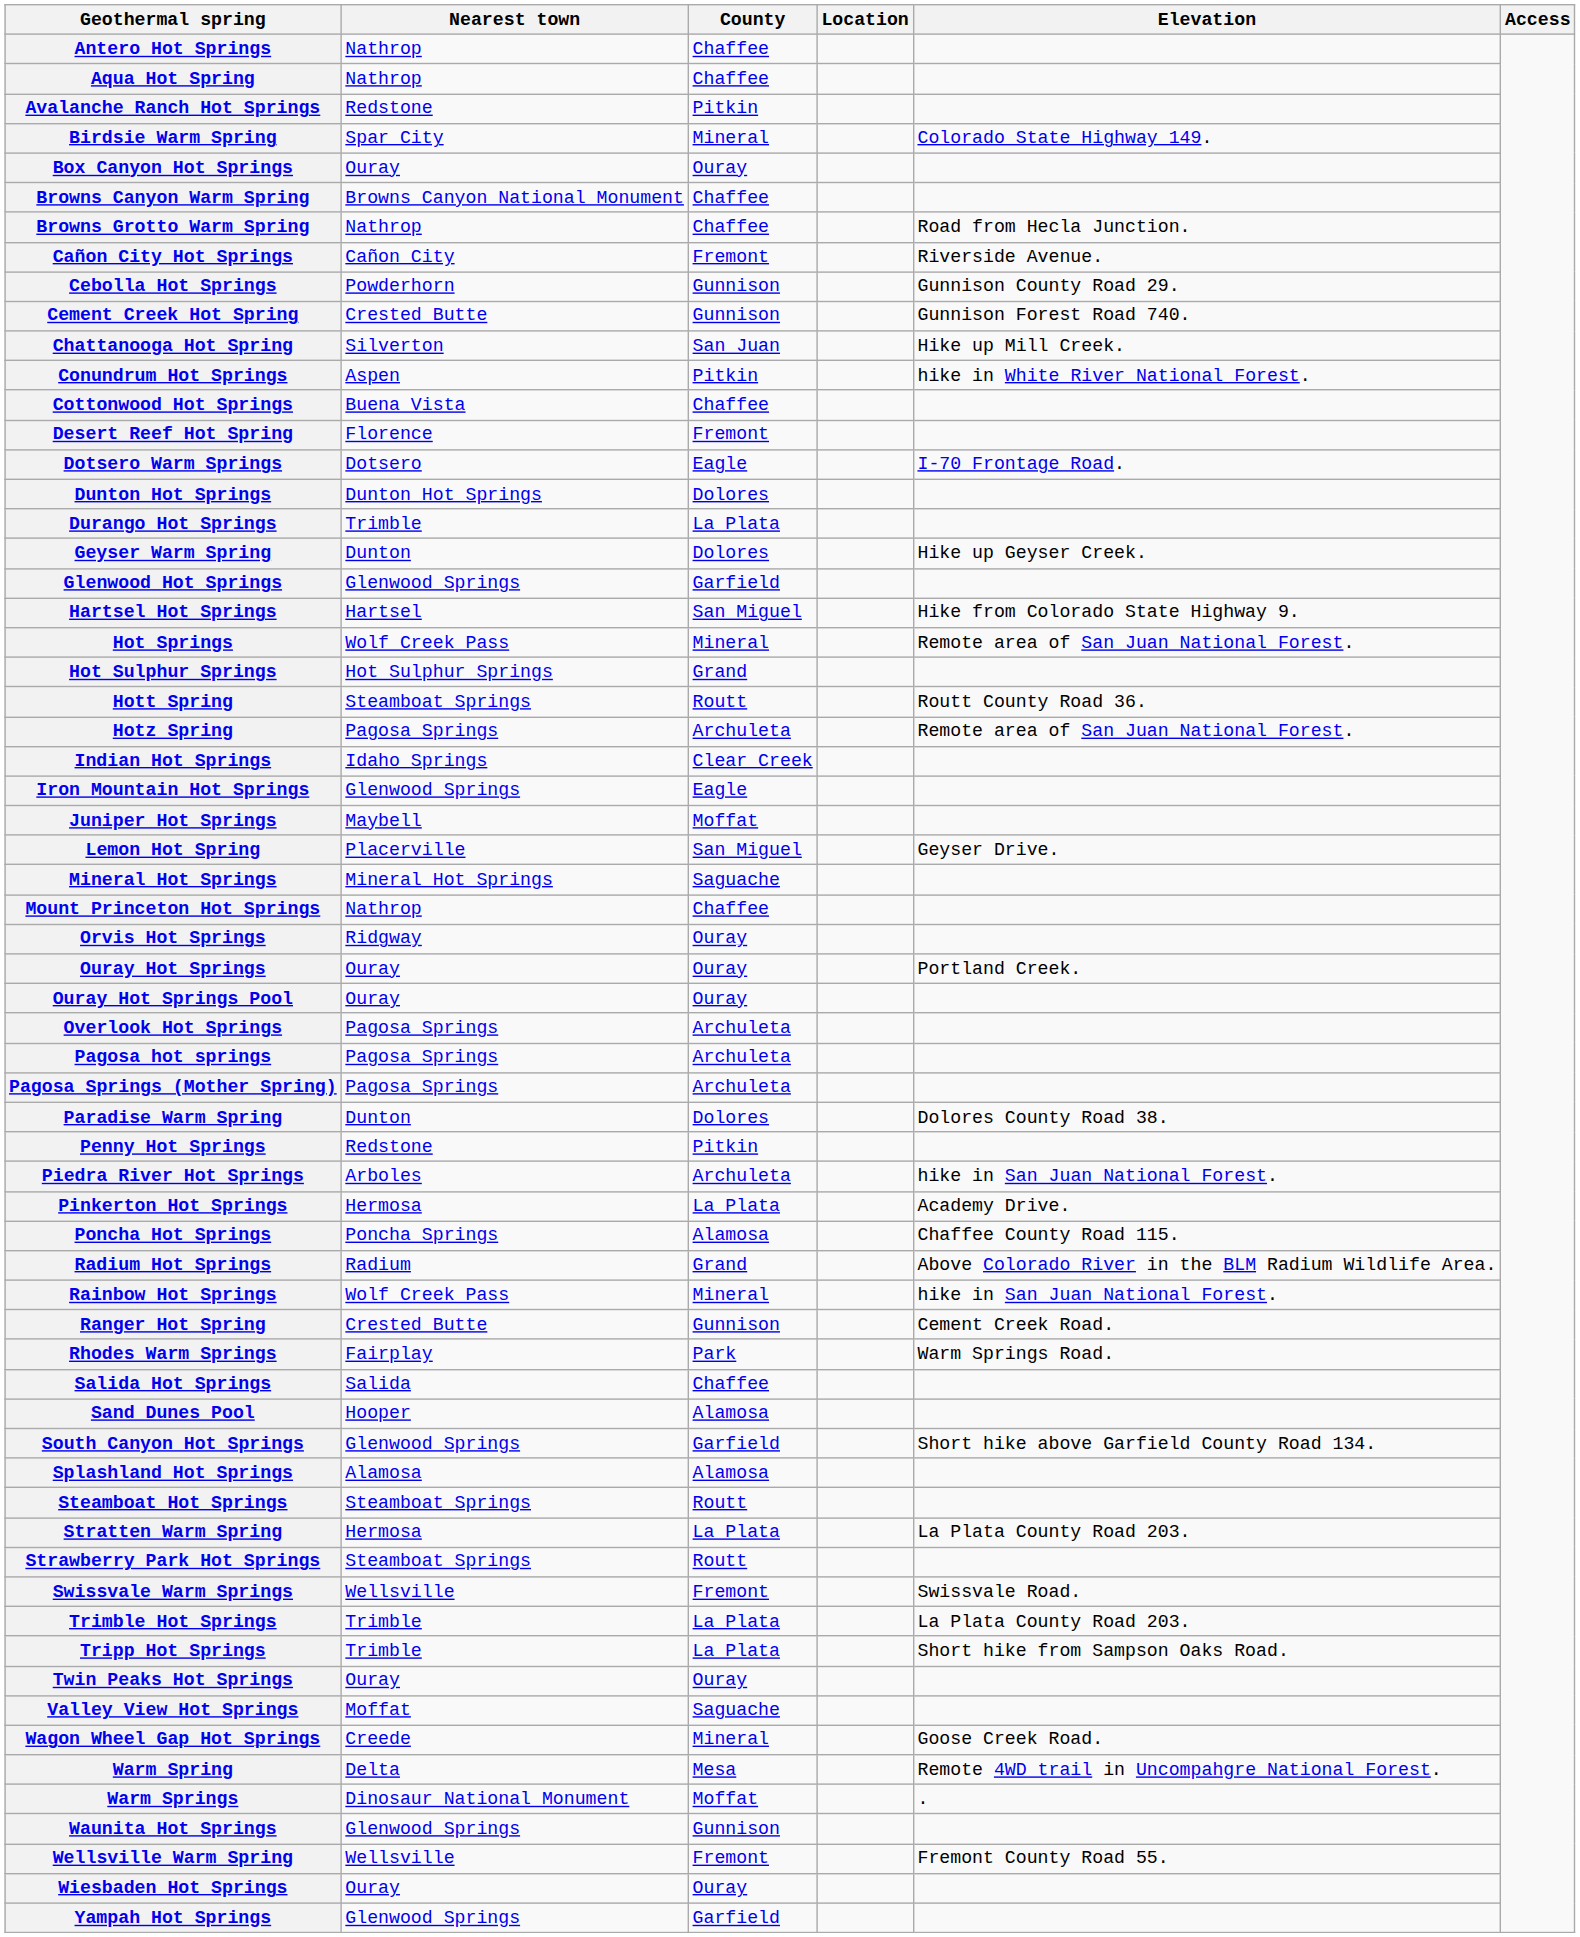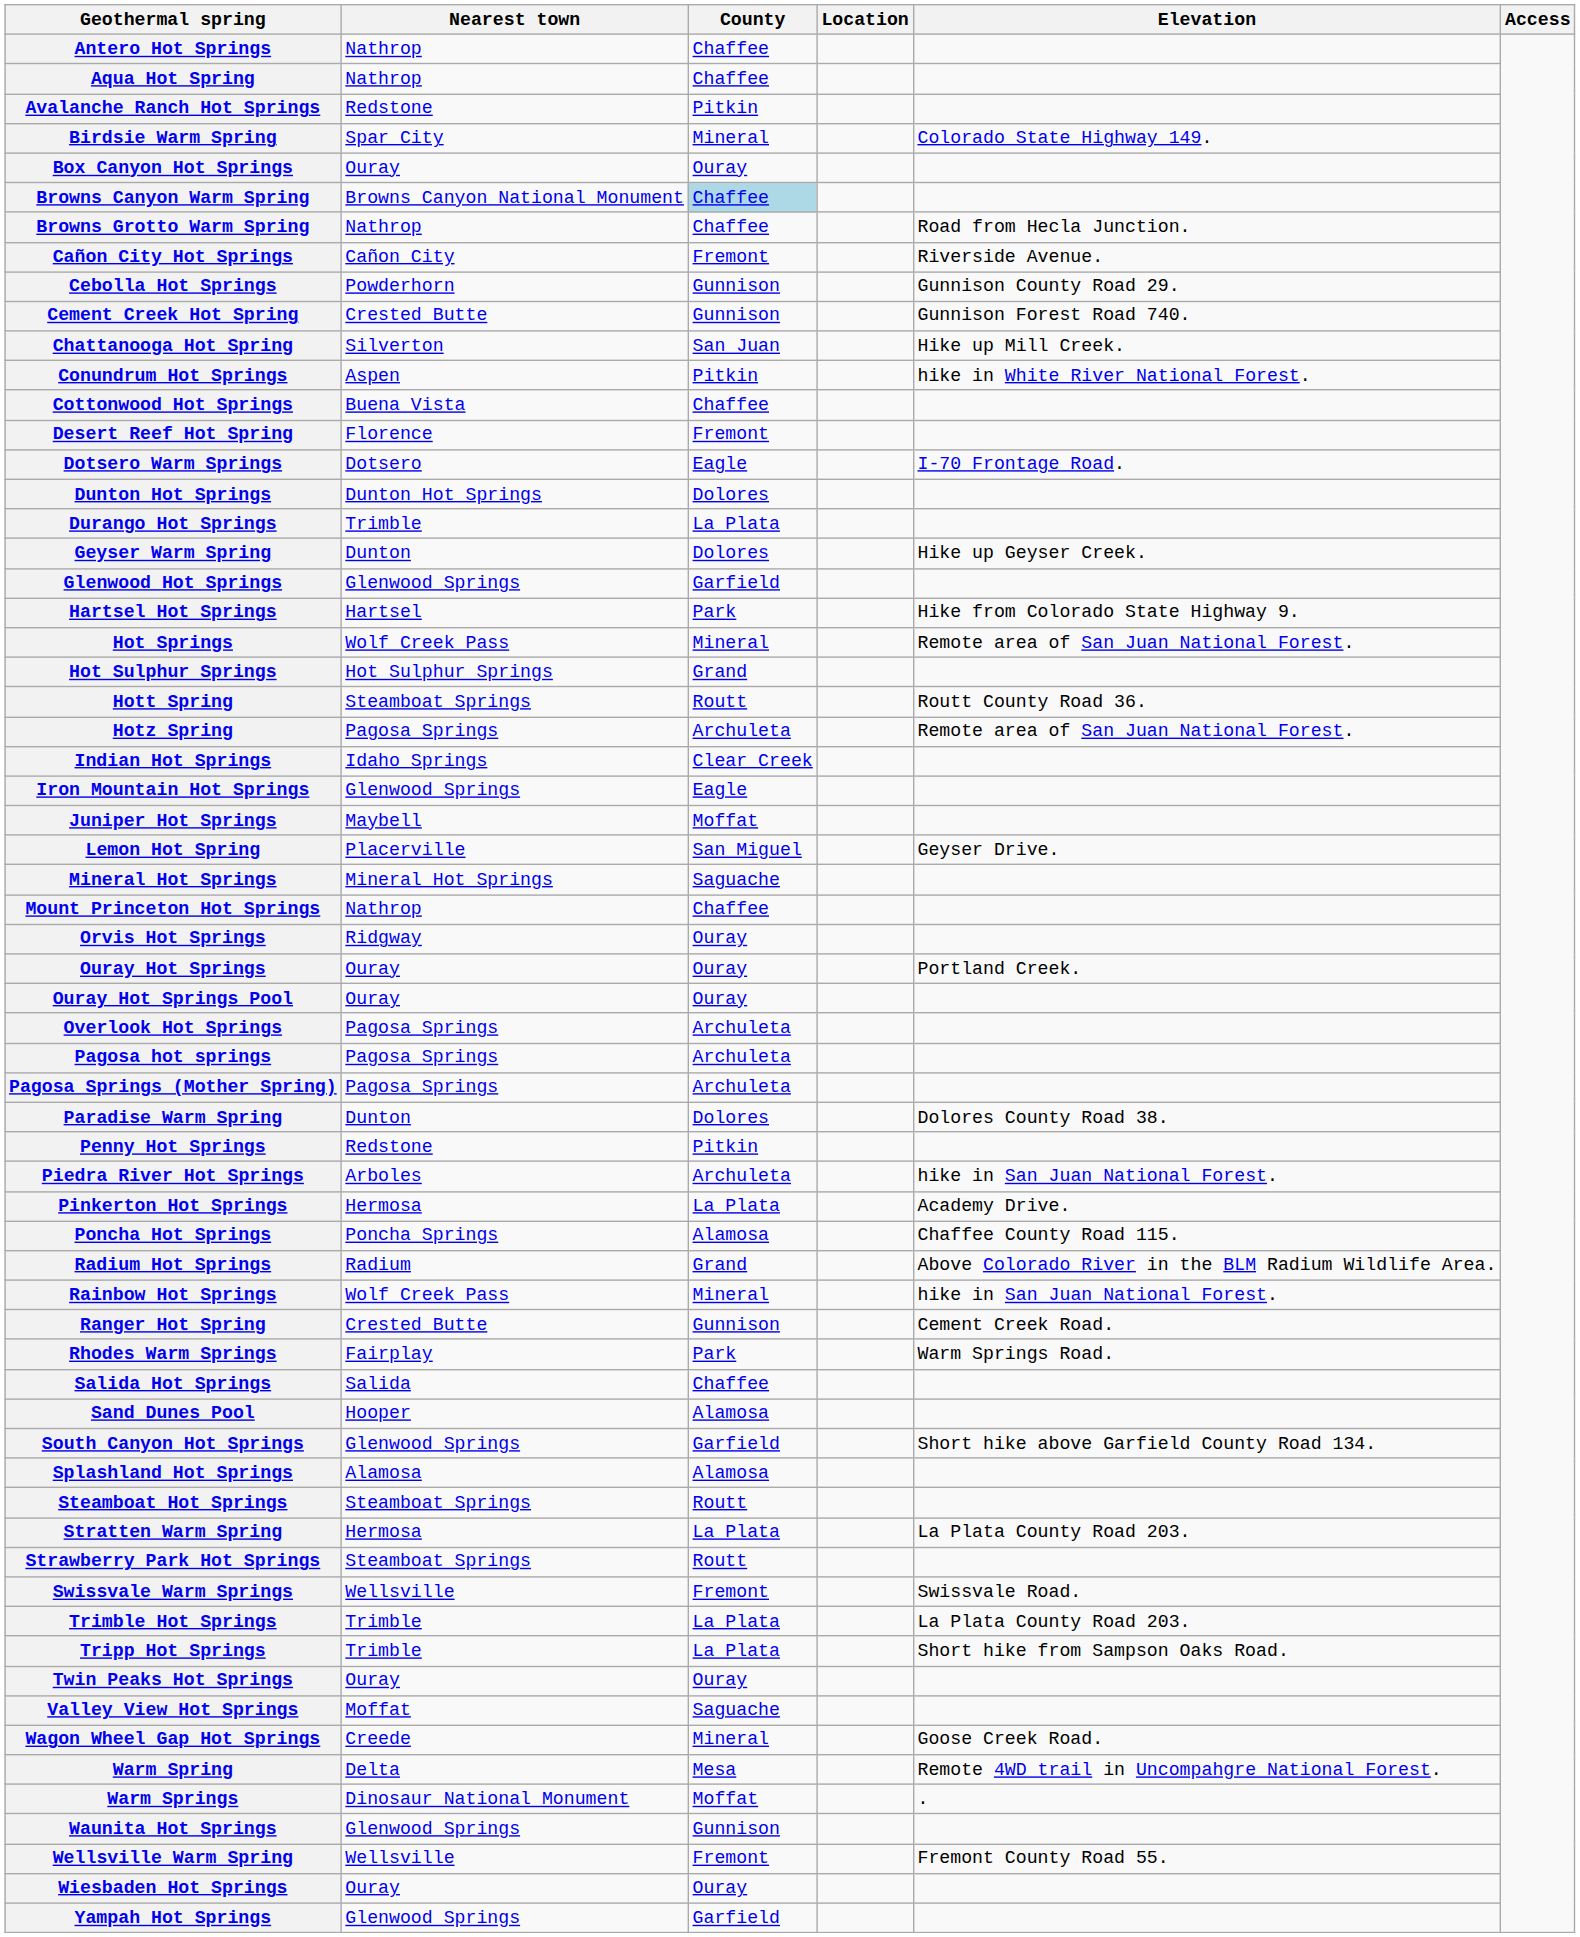(731, 198) no background -> (731, 198) lightblue background
(747, 613) San Miguel -> (714, 613) Park
